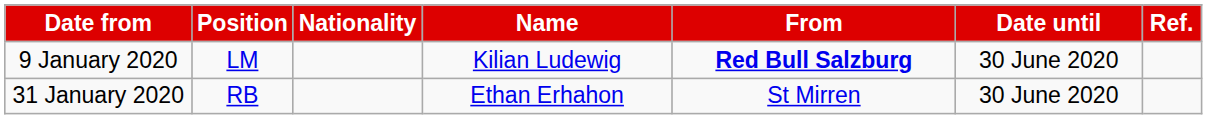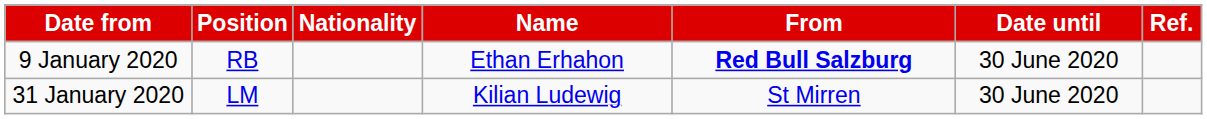(242, 60) LM -> (242, 60) RB
(547, 60) Kilian Ludewig -> (547, 60) Ethan Erhahon
(242, 96) RB -> (242, 96) LM
(547, 96) Ethan Erhahon -> (547, 96) Kilian Ludewig
